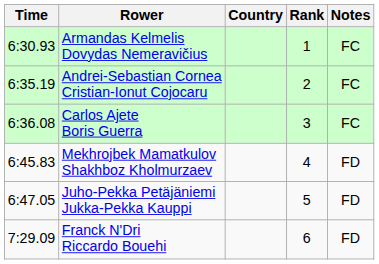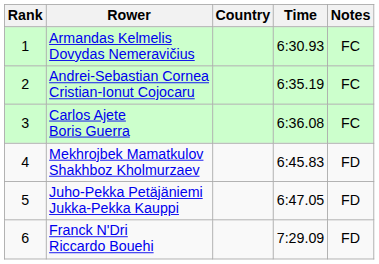columns swapped: (307, 15) <-> (31, 15)
